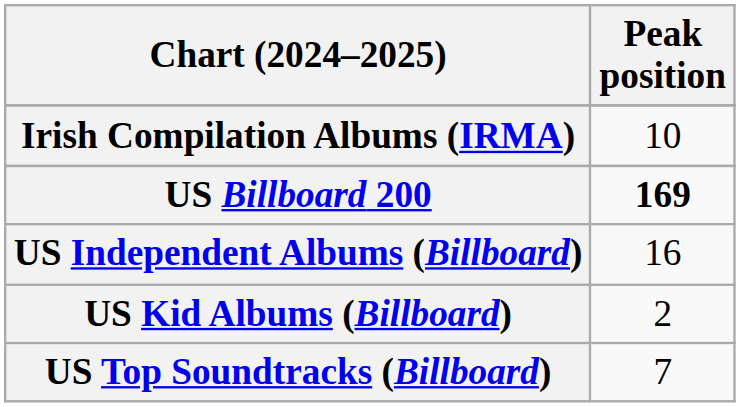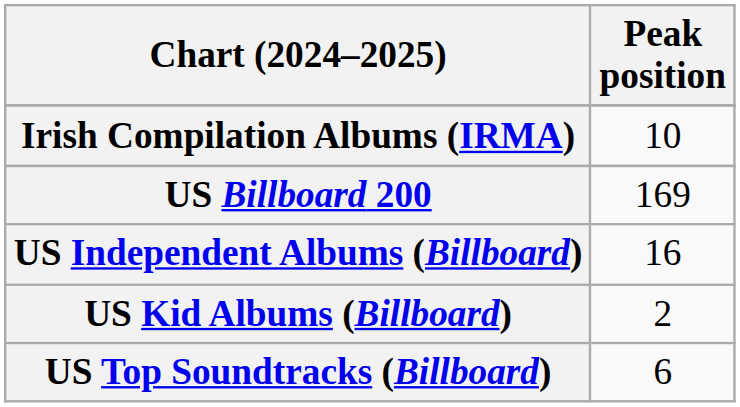(663, 194) bold -> (663, 194) normal
(663, 371) 7 -> (663, 371) 6
